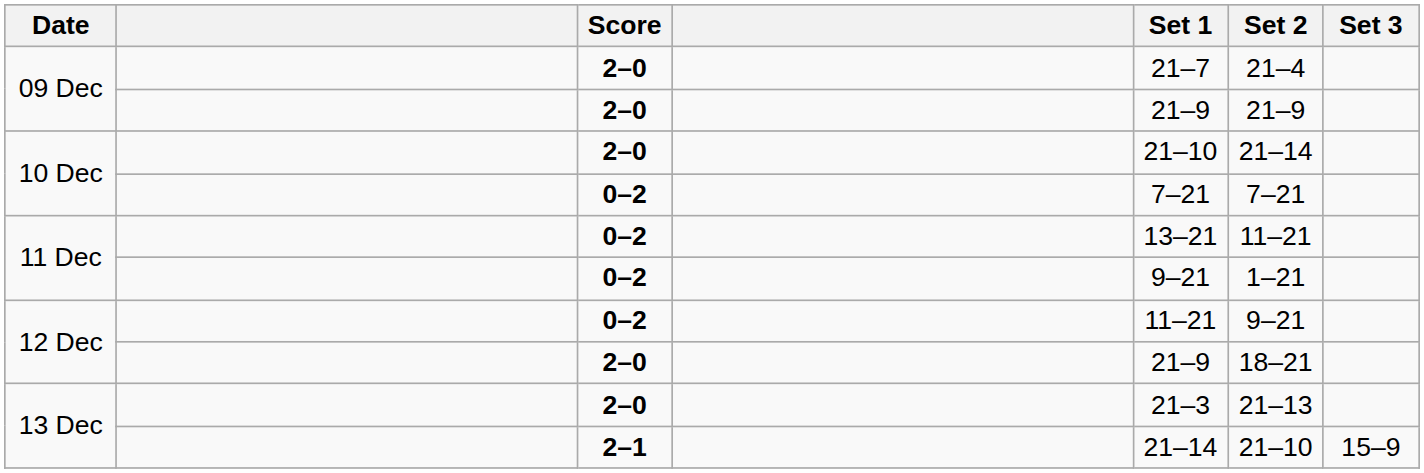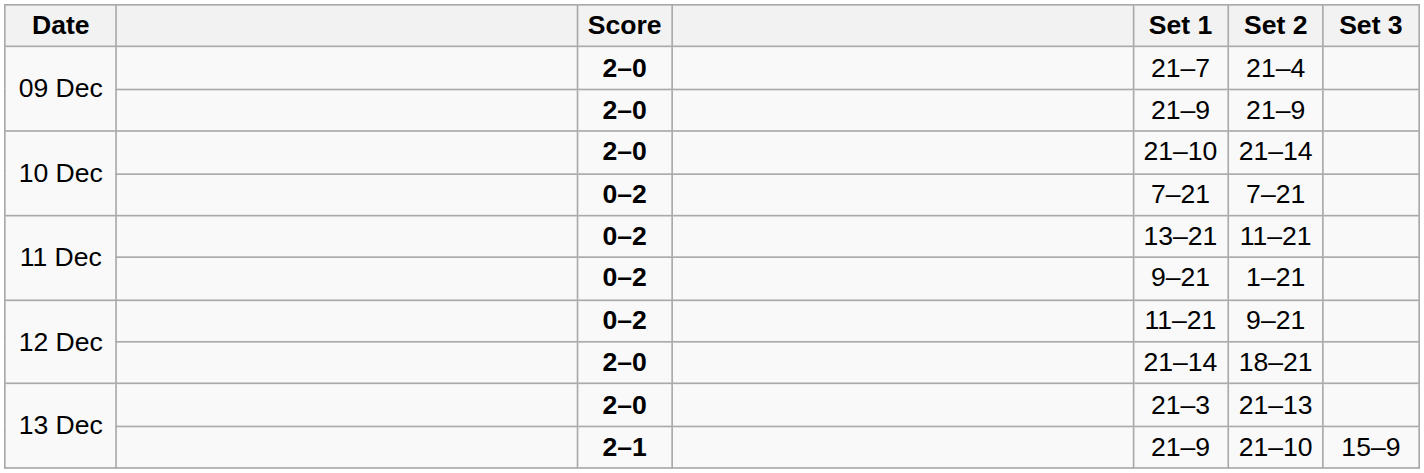(1180, 362) 21–9 -> (1180, 362) 21–14
(1180, 446) 21–14 -> (1180, 446) 21–9
